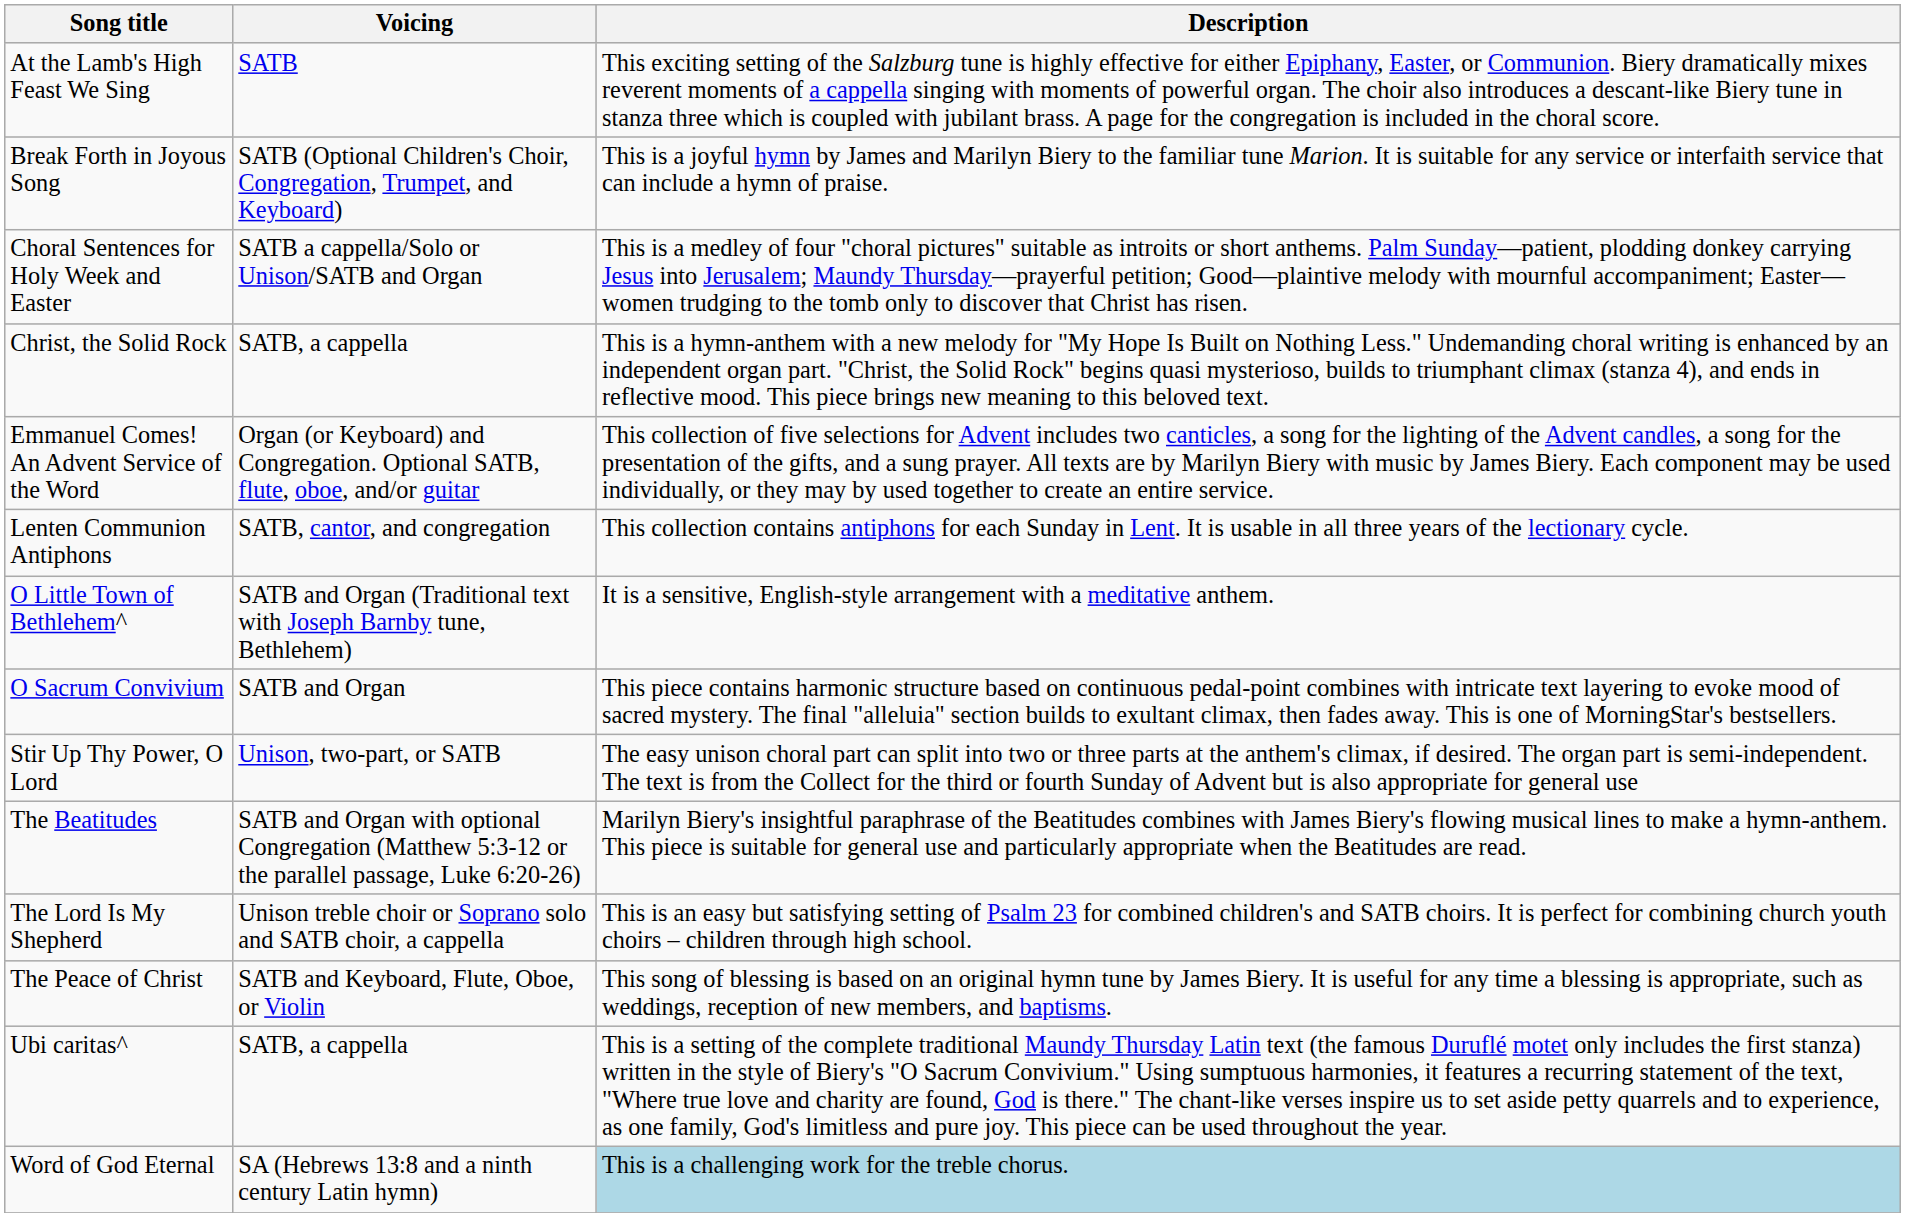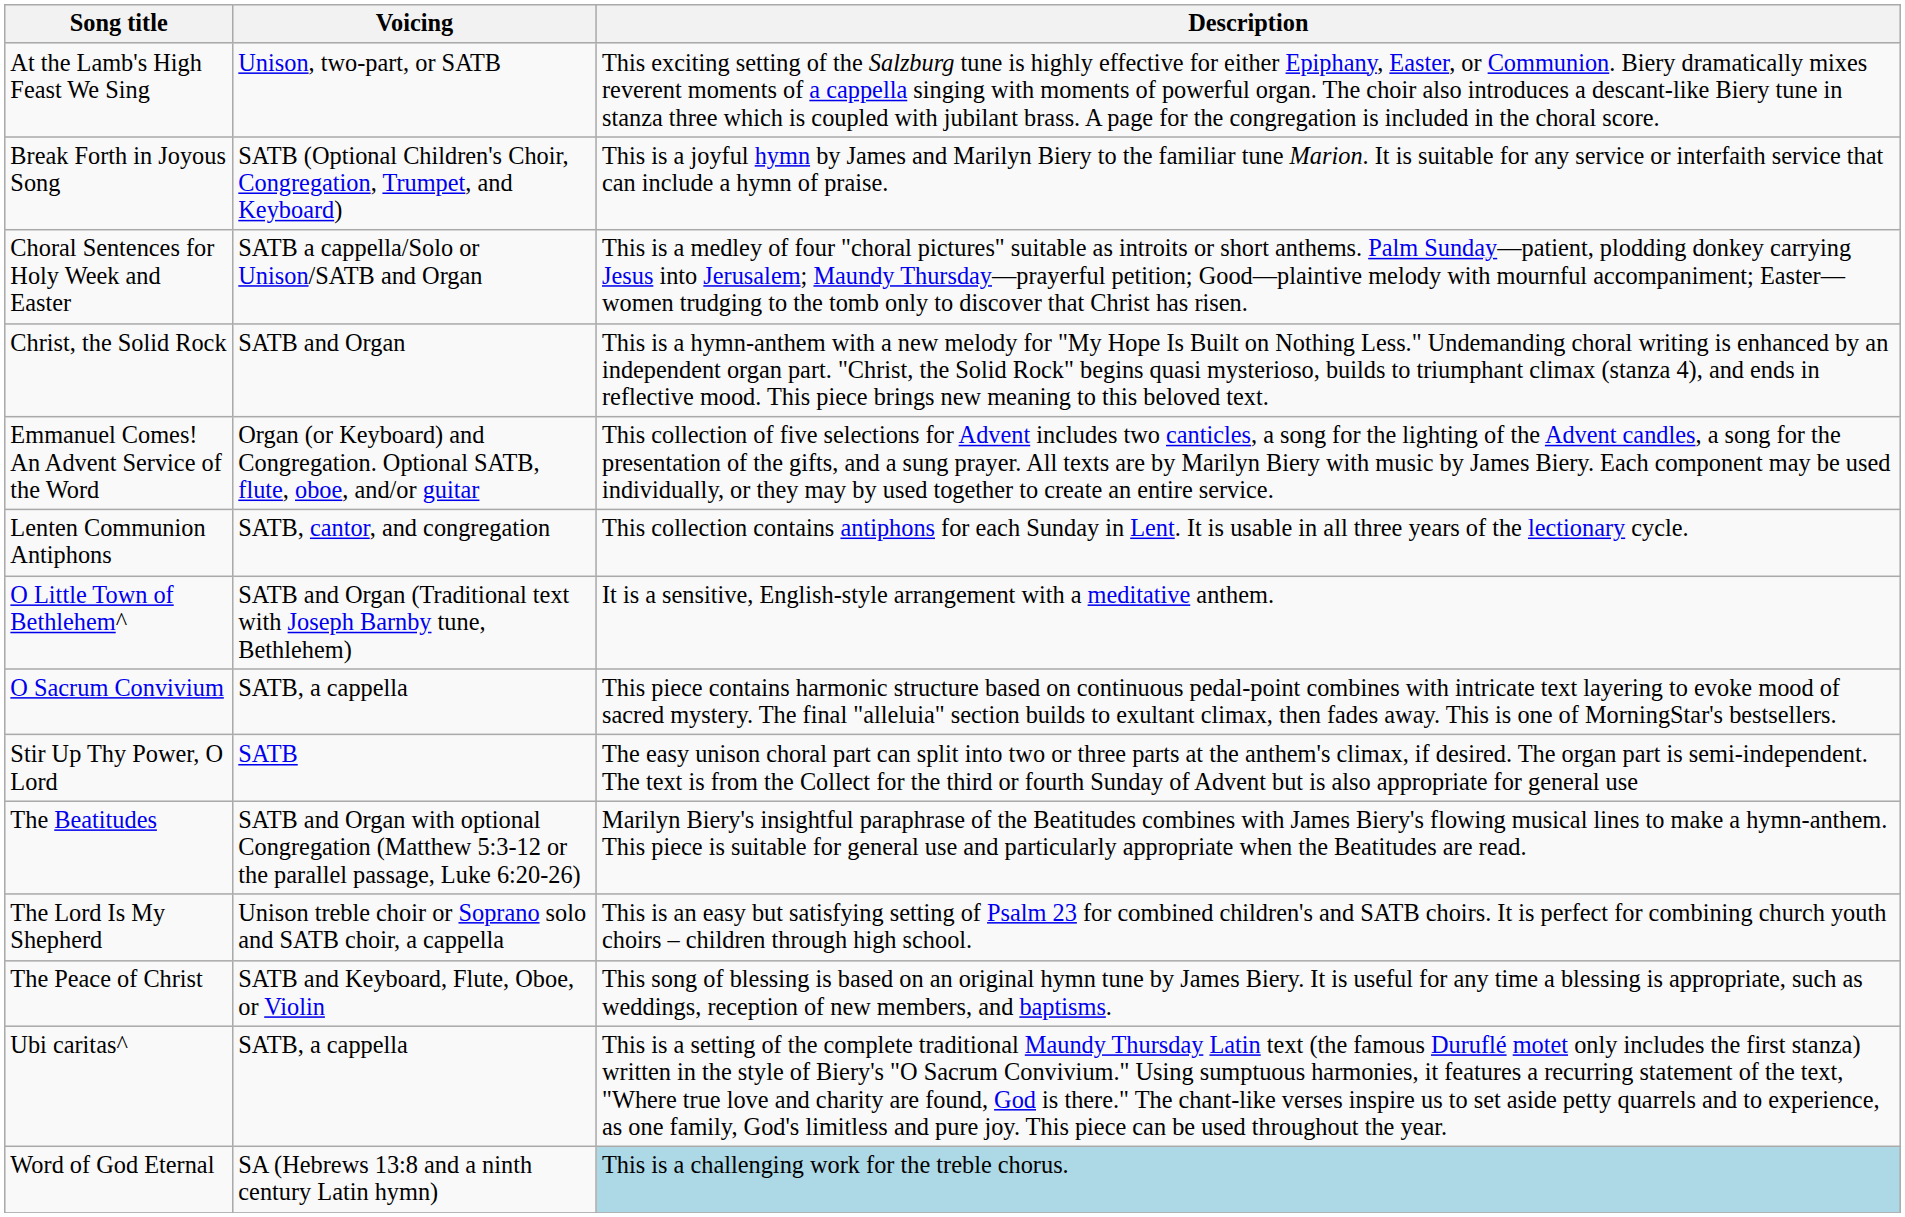(268, 62) SATB -> (370, 62) Unison, two-part, or SATB
(323, 342) SATB, a cappella -> (322, 342) SATB and Organ
(322, 688) SATB and Organ -> (323, 688) SATB, a cappella
(370, 753) Unison, two-part, or SATB -> (268, 753) SATB
